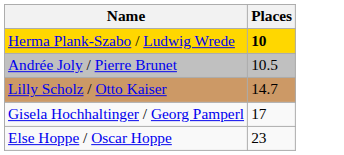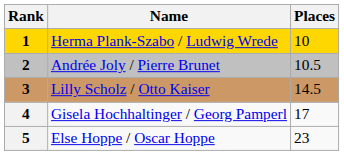+ column: (26, 16)
(259, 41) bold -> (302, 41) normal
(265, 89) 14.7 -> (308, 89) 14.5
